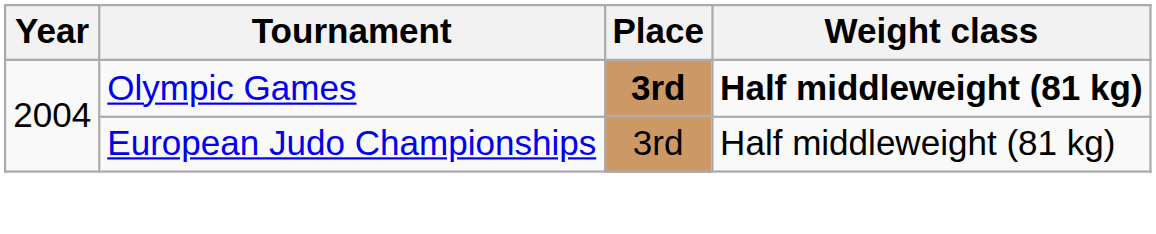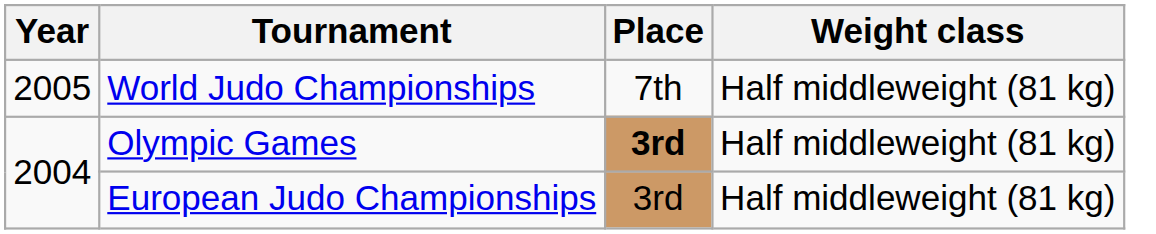+ row: (321, 87)
(931, 87) bold -> (918, 143) normal
